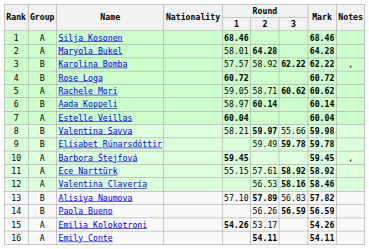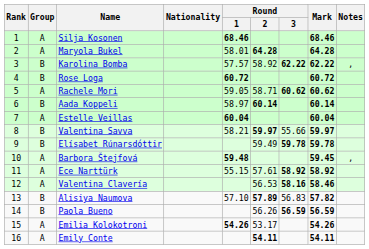(322, 131) 59.98 -> (322, 131) 59.97
(236, 158) 59.45 -> (236, 158) 59.48
